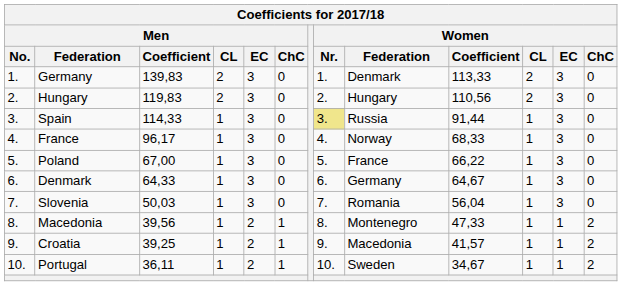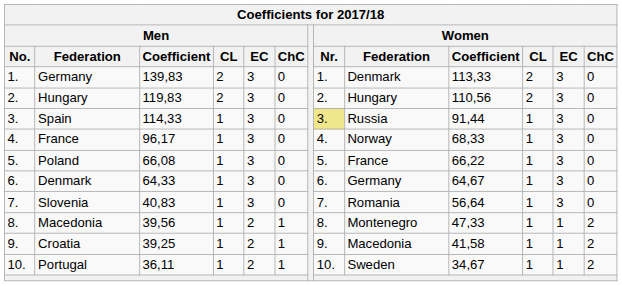(159, 160) 67,00 -> (159, 160) 66,08
(159, 202) 50,03 -> (159, 202) 40,83
(468, 202) 56,04 -> (468, 202) 56,64
(468, 243) 41,57 -> (468, 243) 41,58
